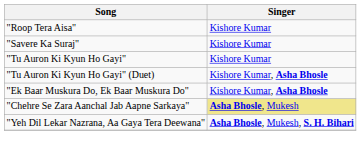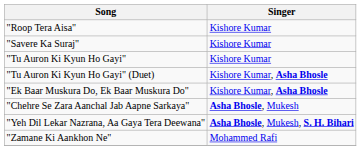(254, 106) khaki background -> (254, 106) no background
+ row: (59, 138)
